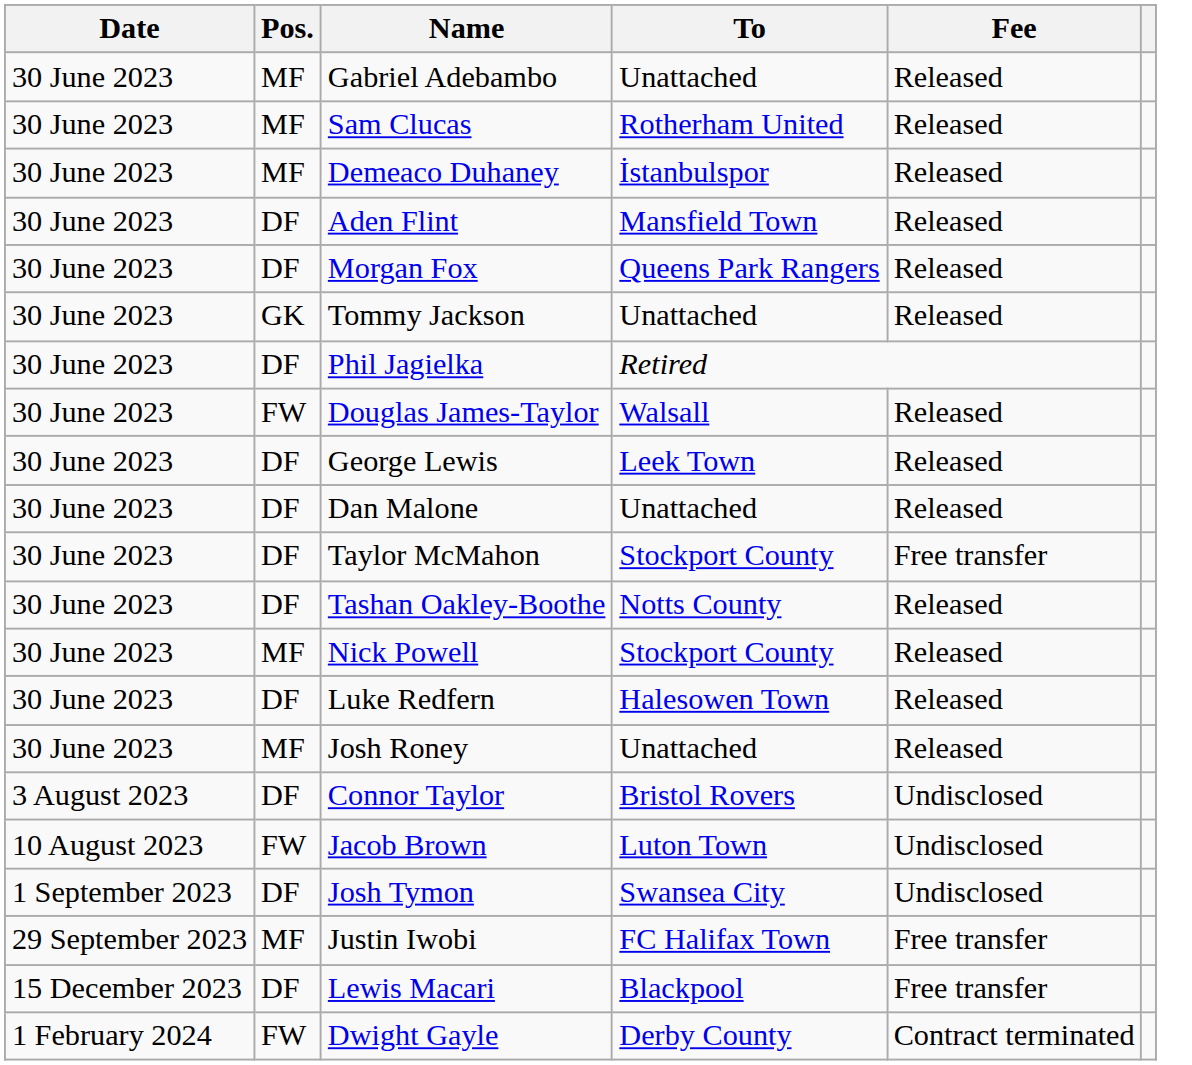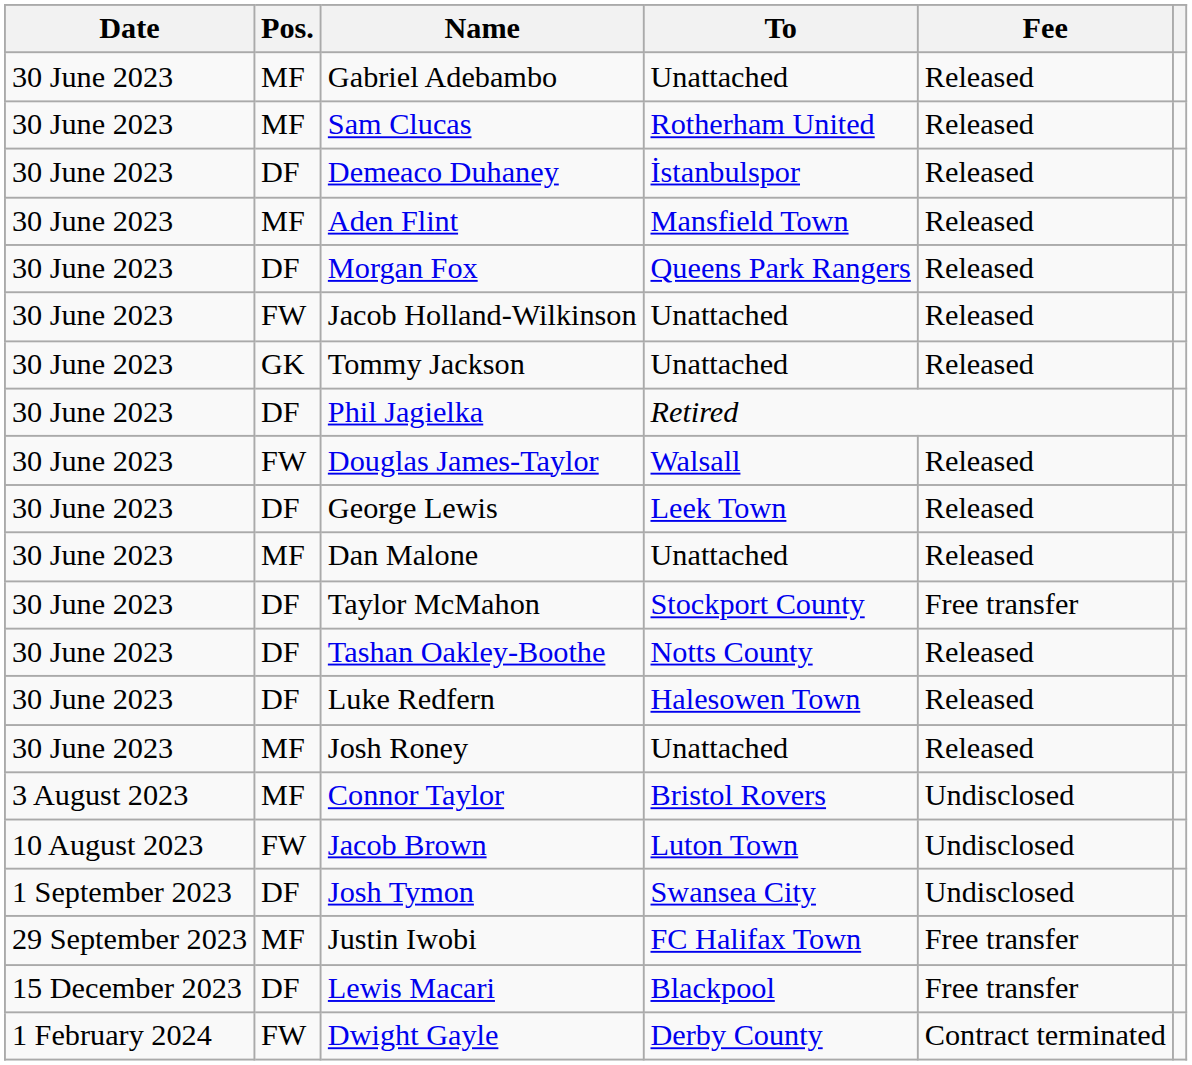(283, 172) MF -> (280, 172) DF
(280, 220) DF -> (283, 220) MF
+ row: (482, 316)
(280, 508) DF -> (283, 556) MF
- row: (403, 651)
(280, 795) DF -> (283, 795) MF
